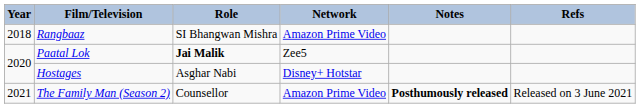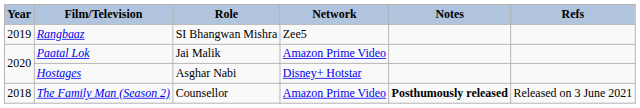(19, 34) 2018 -> (19, 34) 2019
(334, 34) Amazon Prime Video -> (295, 34) Zee5
(200, 54) bold -> (198, 54) normal
(295, 54) Zee5 -> (334, 54) Amazon Prime Video
(19, 93) 2021 -> (19, 93) 2018
